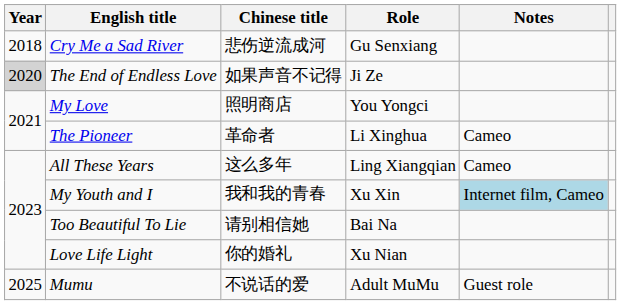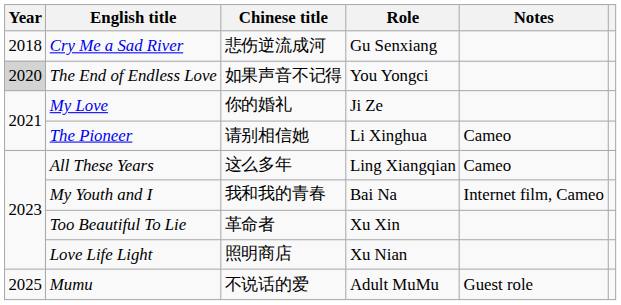(366, 75) Ji Ze -> (389, 75) You Yongci
(258, 105) 照明商店 -> (258, 105) 你的婚礼
(389, 105) You Yongci -> (366, 105) Ji Ze
(250, 134) 革命者 -> (267, 134) 请别相信她
(375, 195) Xu Xin -> (373, 195) Bai Na
(534, 195) lightblue background -> (534, 195) no background
(267, 224) 请别相信她 -> (250, 224) 革命者
(373, 224) Bai Na -> (375, 224) Xu Xin
(258, 254) 你的婚礼 -> (258, 254) 照明商店
